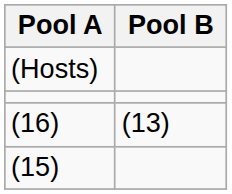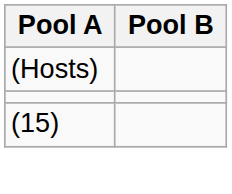- row: (35, 124)
